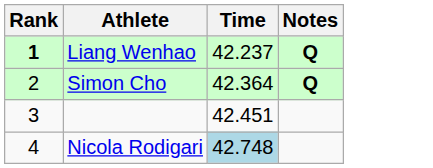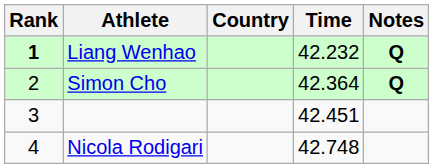+ column: (251, 20)
(243, 52) 42.237 -> (329, 52) 42.232
(243, 147) lightblue background -> (329, 147) no background
